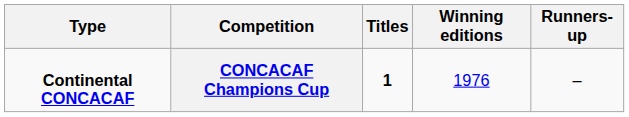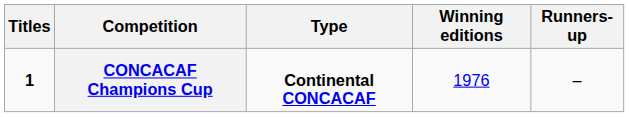columns swapped: (88, 26) <-> (387, 26)
